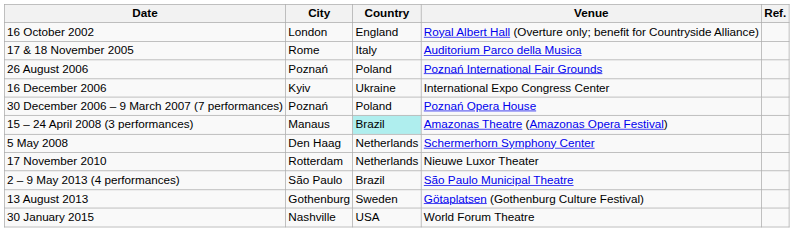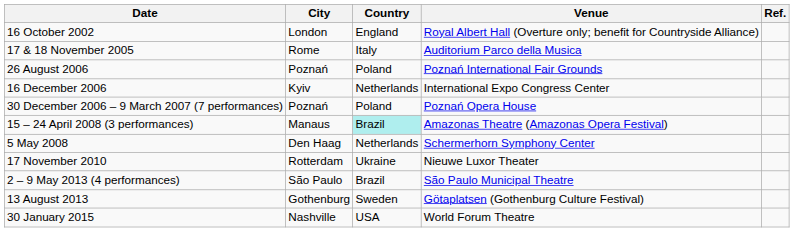(376, 87) Ukraine -> (387, 87) Netherlands
(387, 161) Netherlands -> (376, 161) Ukraine
